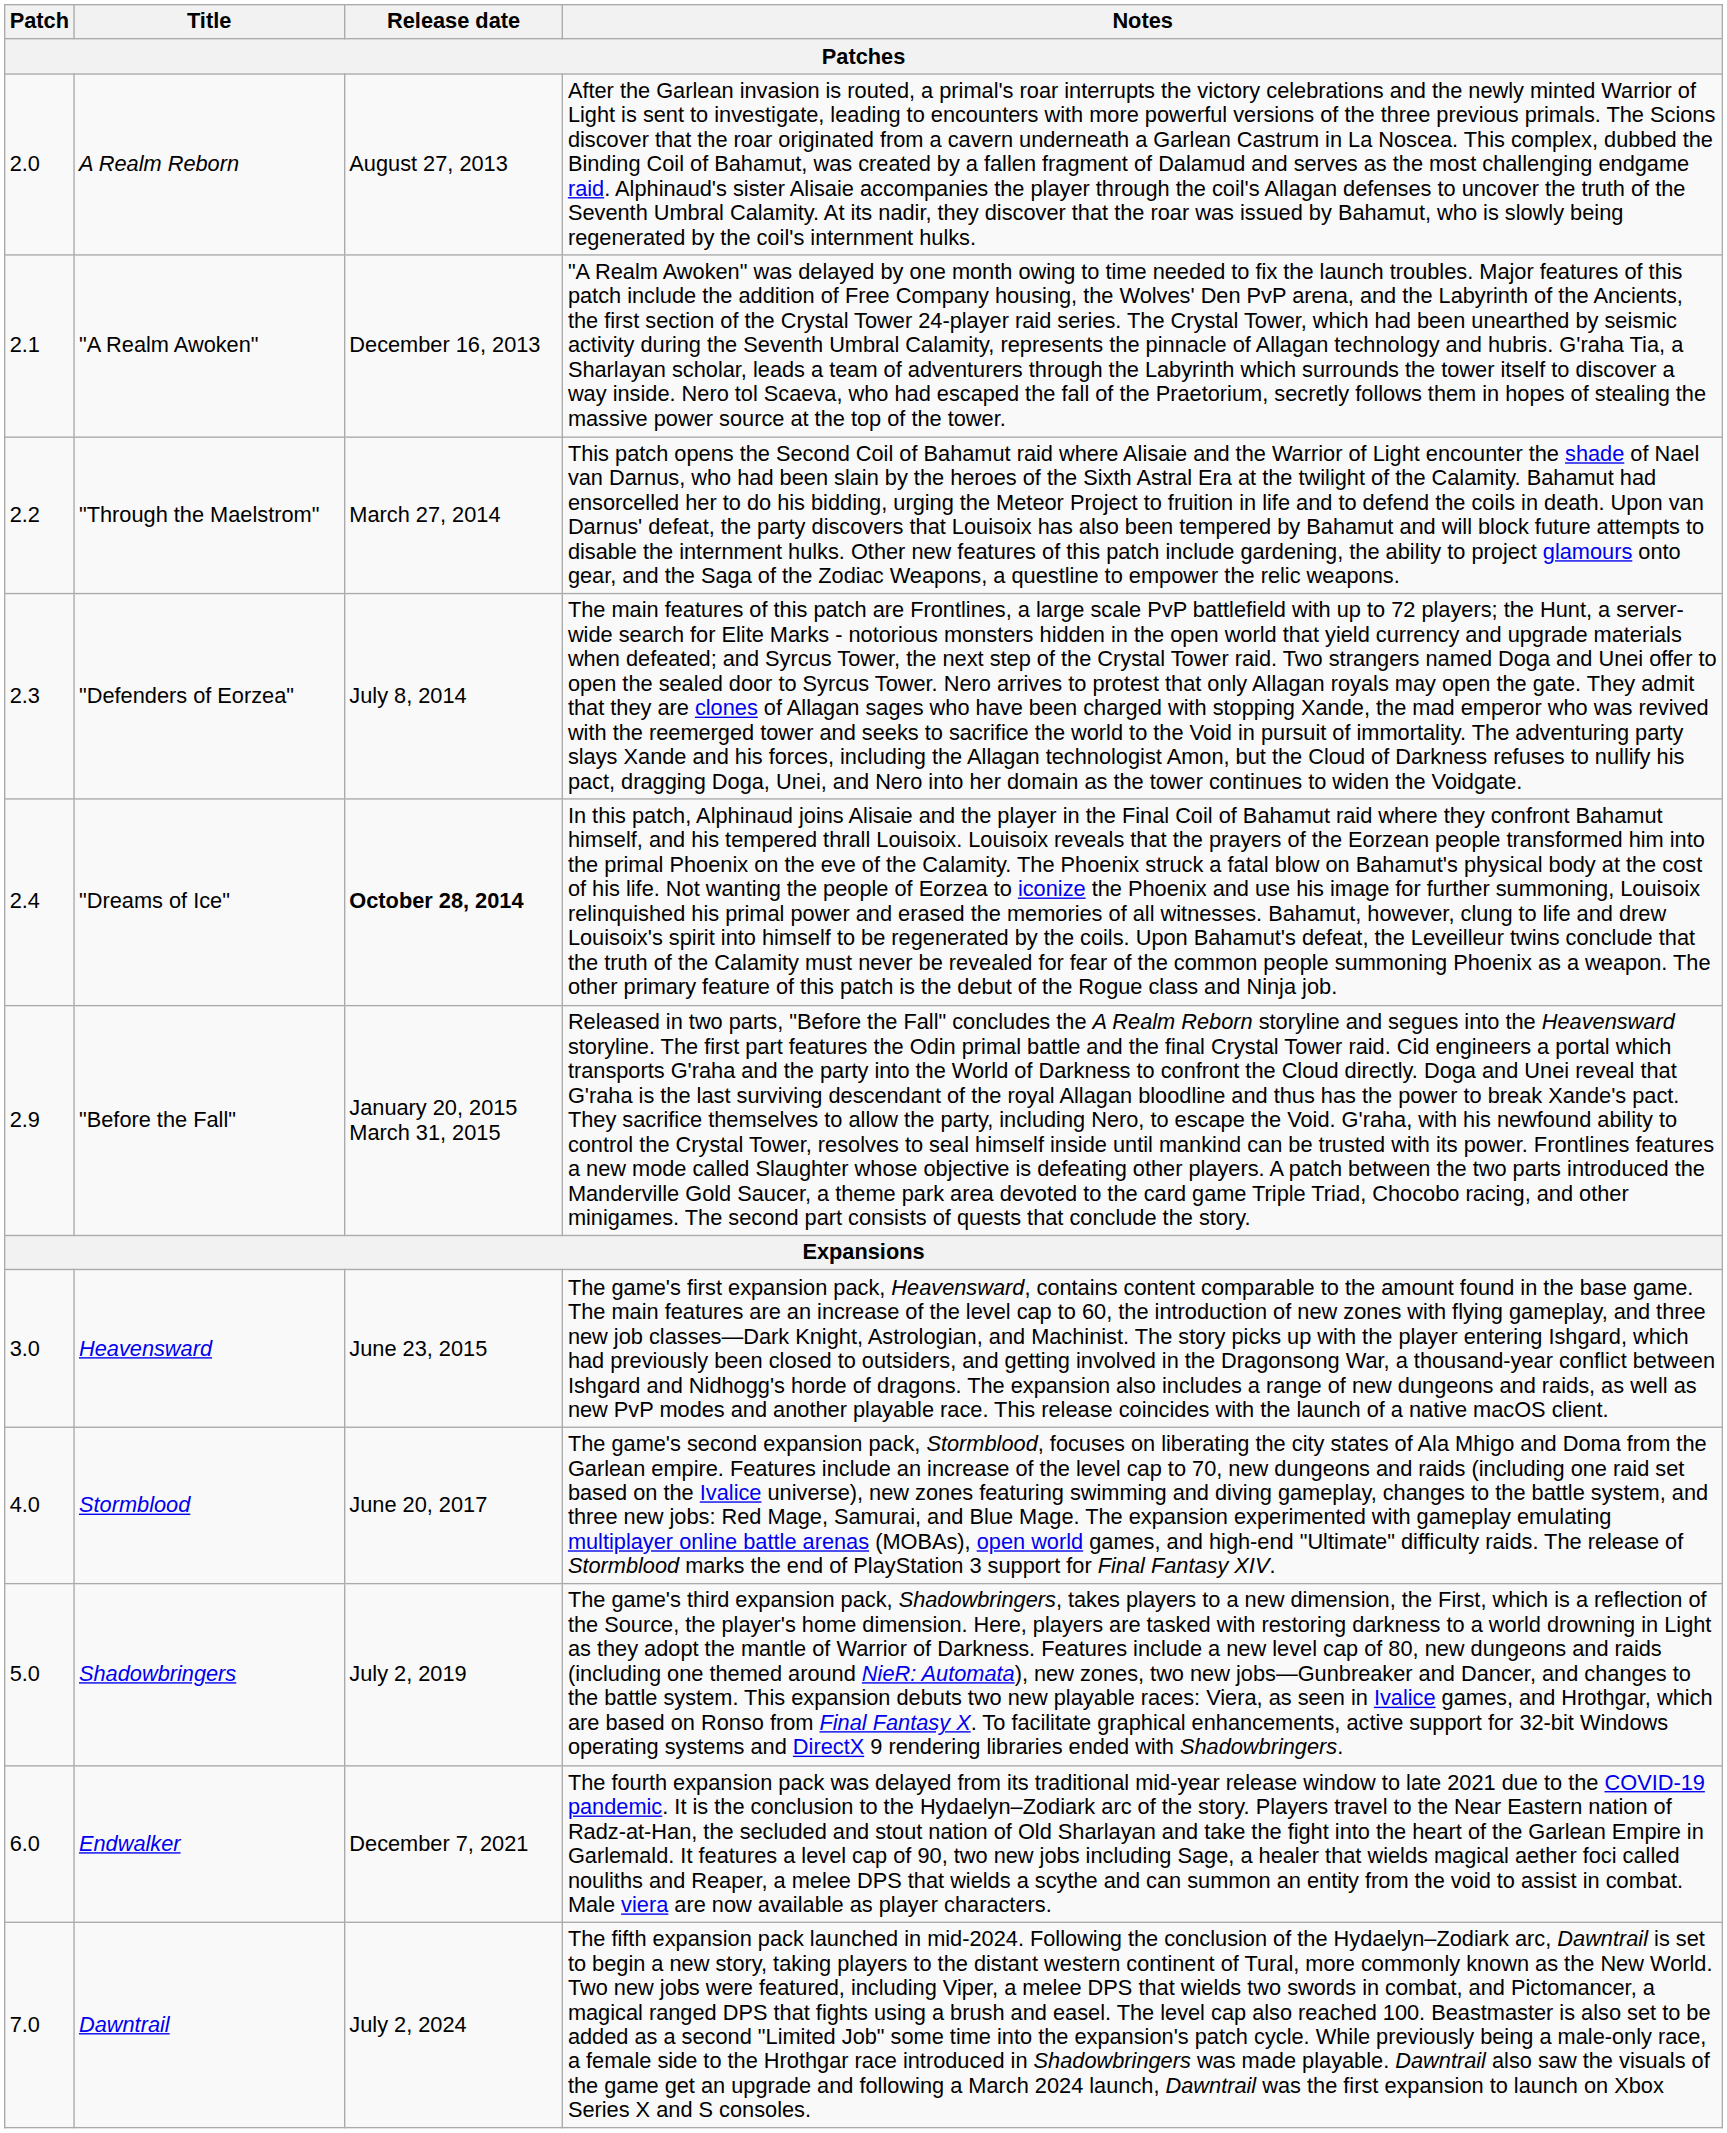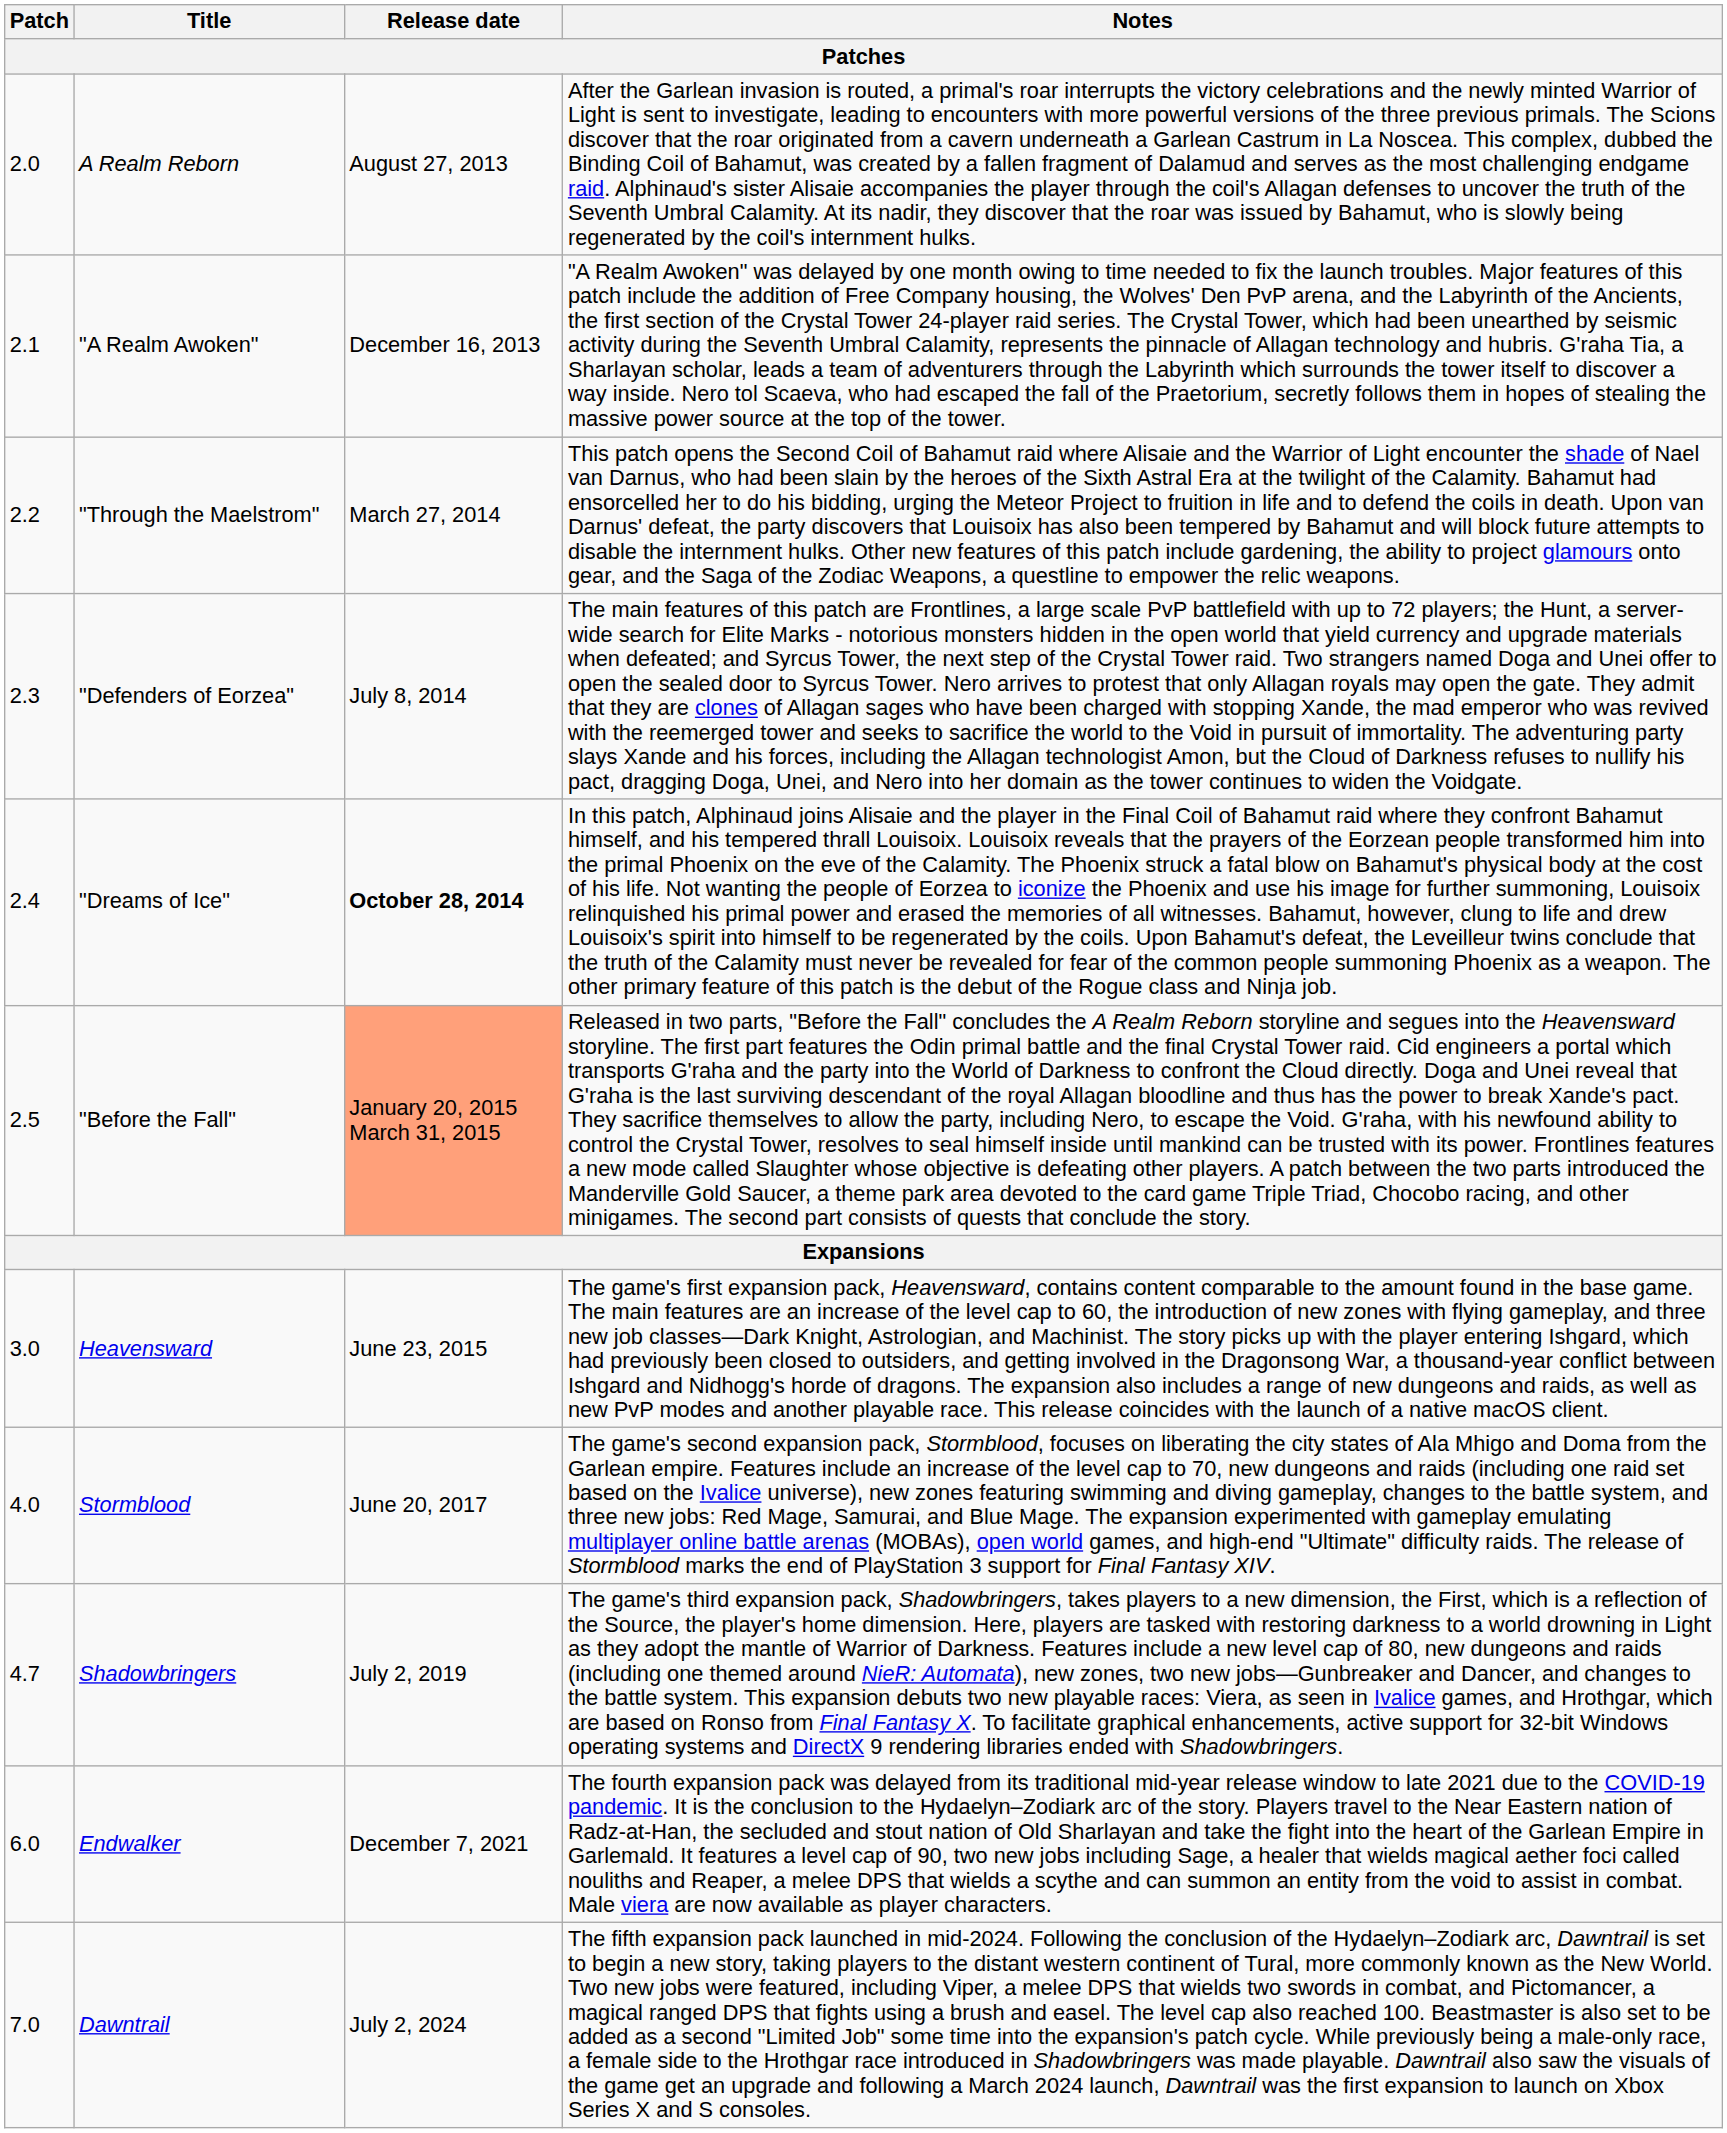(25, 1120) 2.9 -> (25, 1120) 2.5
(433, 1120) no background -> (433, 1120) lightsalmon background
(25, 1674) 5.0 -> (25, 1674) 4.7
